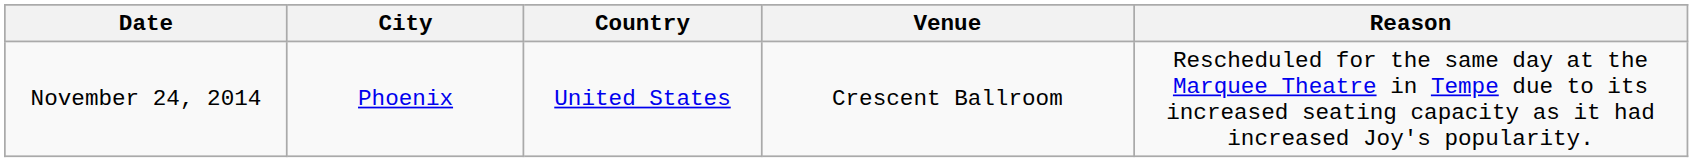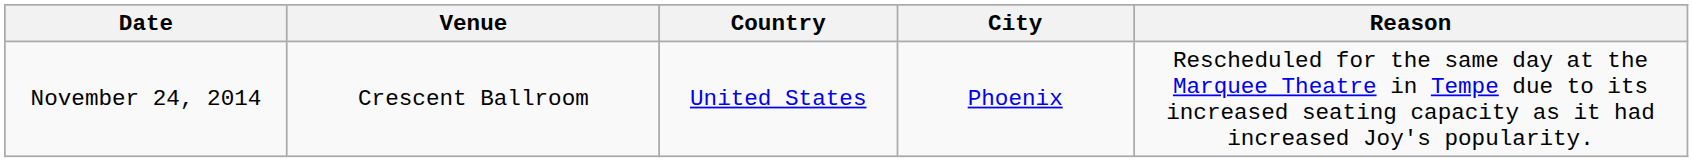columns swapped: (406, 23) <-> (947, 23)
